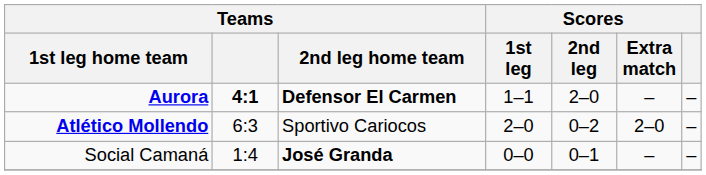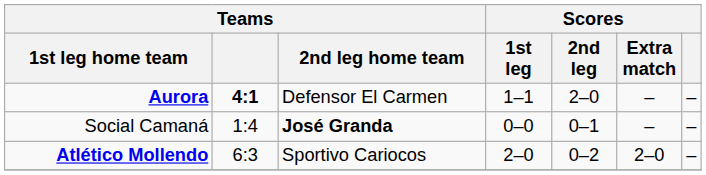(369, 97) bold -> (365, 97) normal
rows swapped: (146, 155) <-> (132, 126)
